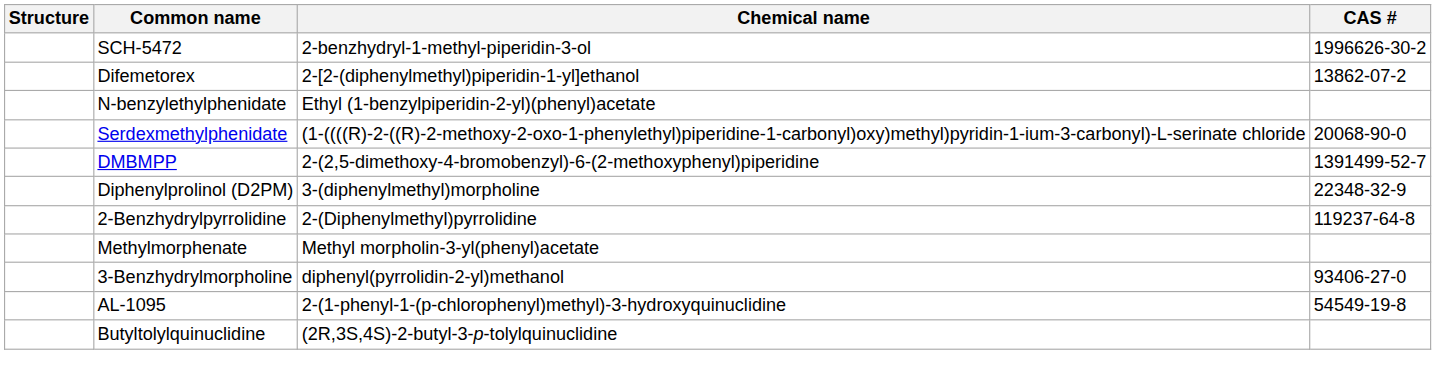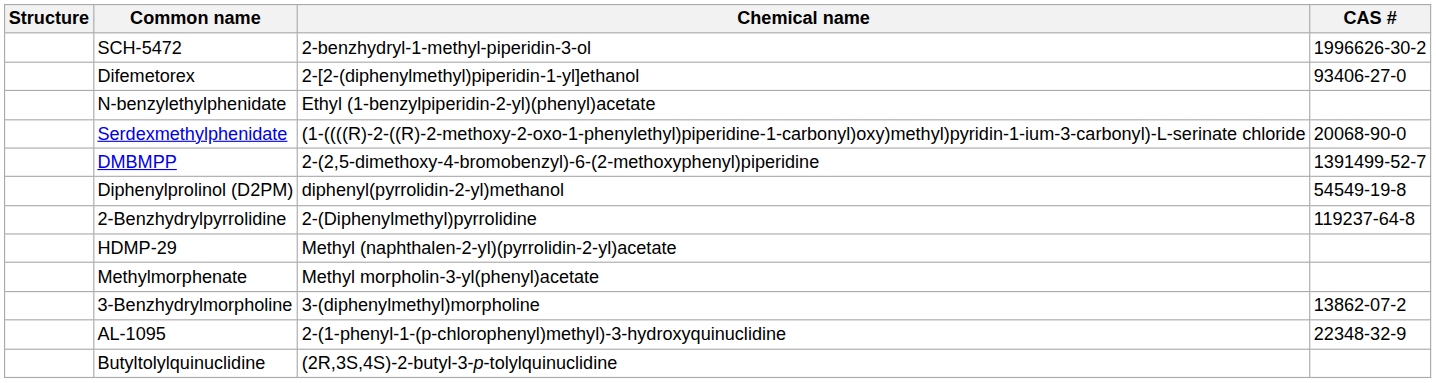(1360, 76) 13862-07-2 -> (1360, 76) 93406-27-0
(421, 190) 3-(diphenylmethyl)morpholine -> (433, 190) diphenyl(pyrrolidin-2-yl)methanol
(1360, 190) 22348-32-9 -> (1360, 190) 54549-19-8
+ row: (137, 248)
(433, 276) diphenyl(pyrrolidin-2-yl)methanol -> (421, 305) 3-(diphenylmethyl)morpholine
(1360, 276) 93406-27-0 -> (1360, 305) 13862-07-2
(1360, 305) 54549-19-8 -> (1360, 334) 22348-32-9
